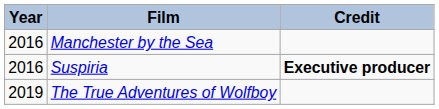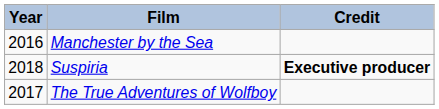(26, 67) 2016 -> (26, 67) 2018
(26, 92) 2019 -> (26, 92) 2017
